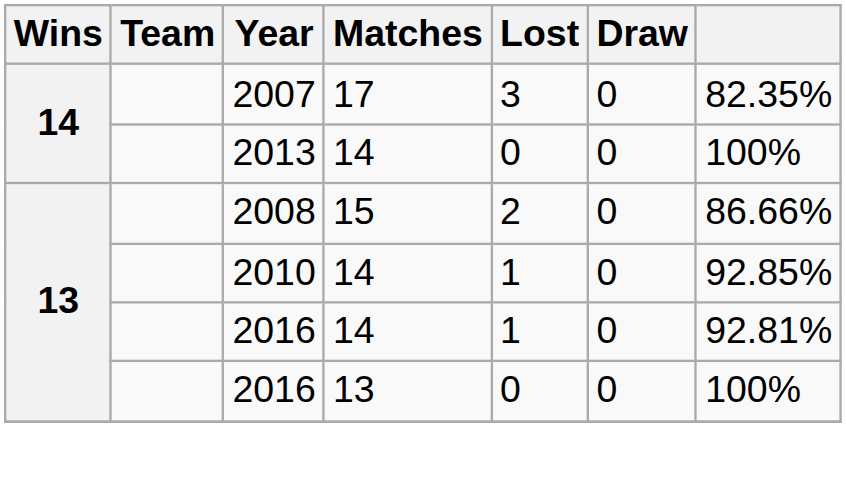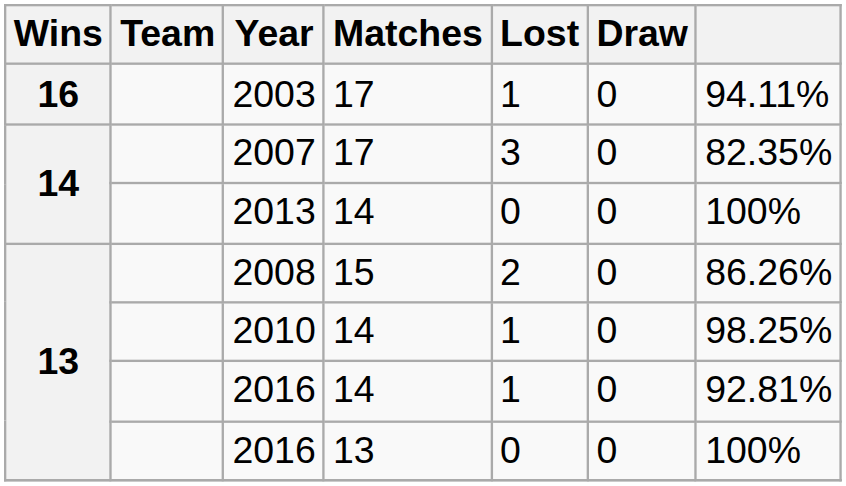+ row: (274, 93)
(769, 212) 86.66% -> (769, 271) 86.26%
(769, 271) 92.85% -> (769, 331) 98.25%
